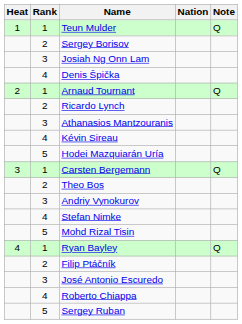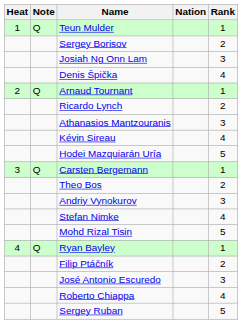columns swapped: (45, 12) <-> (224, 12)
